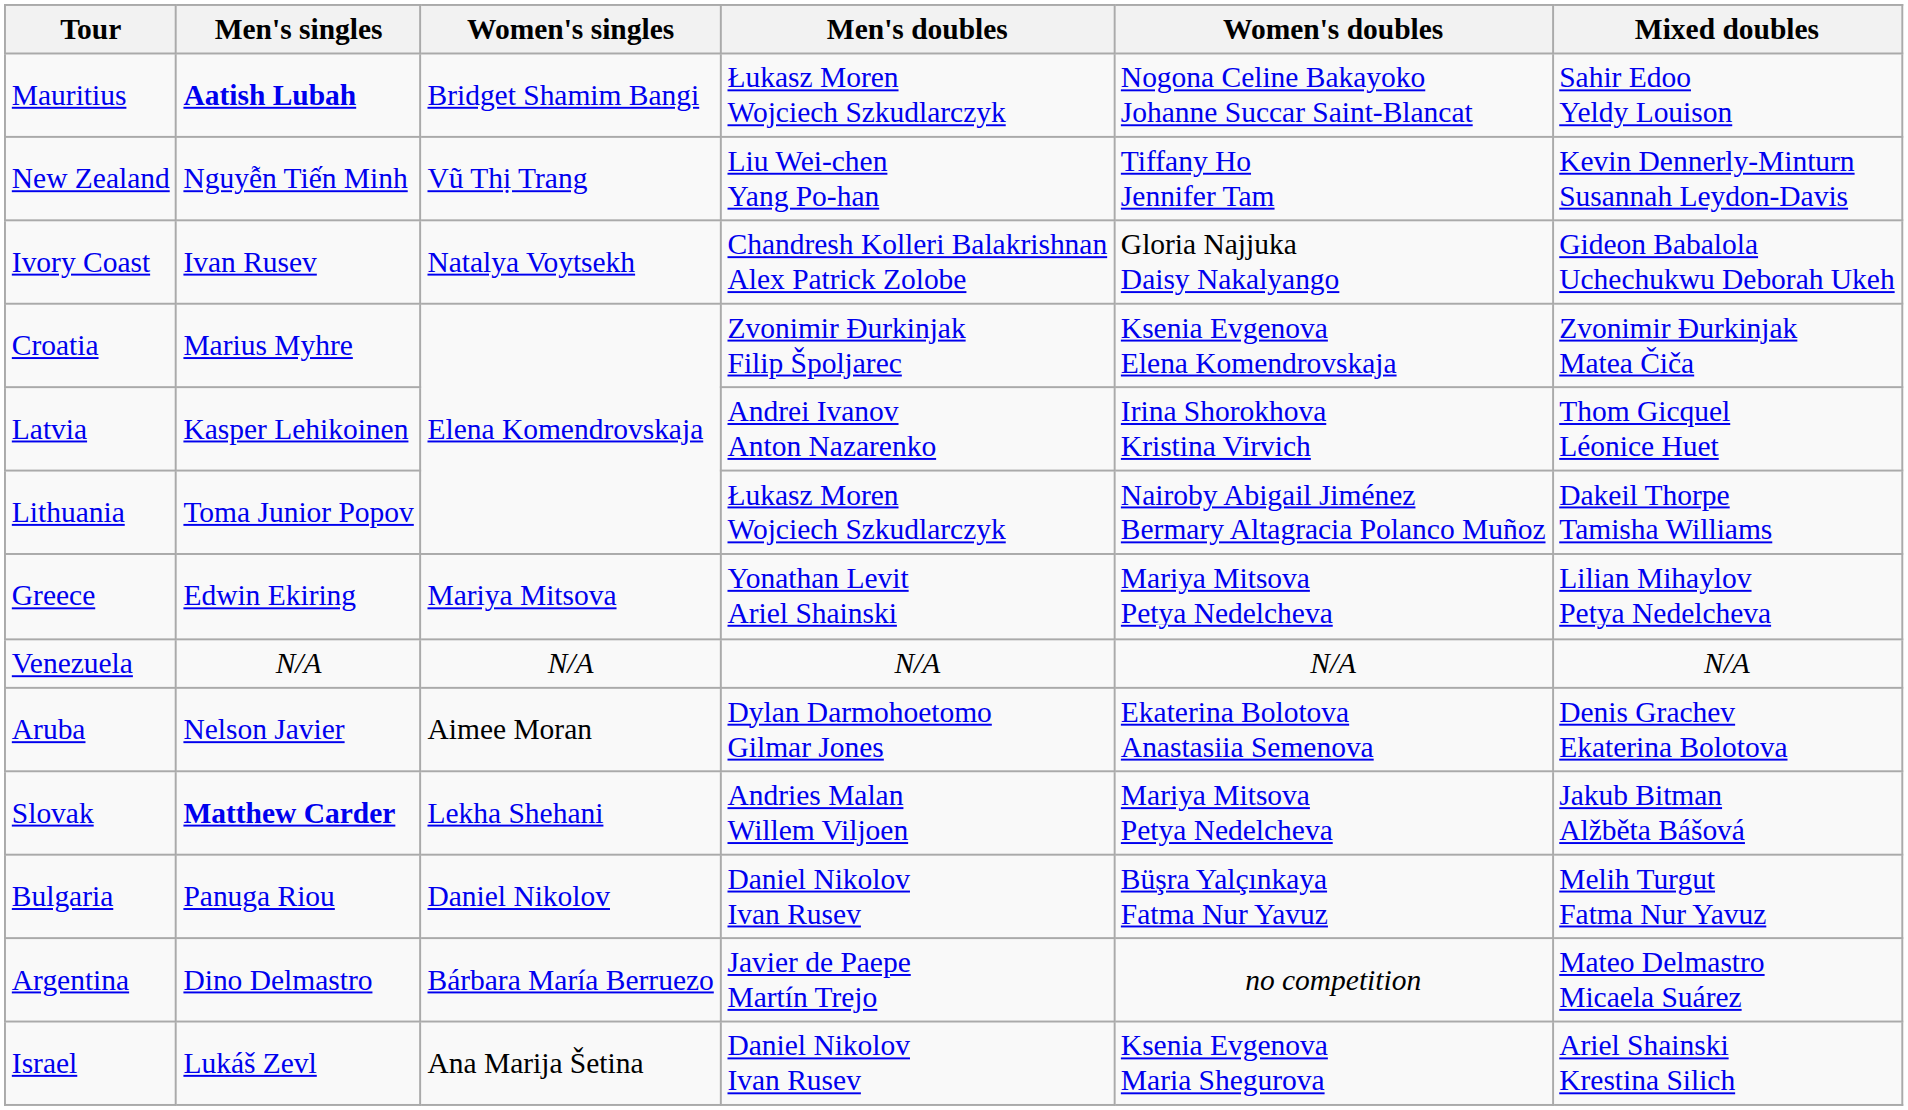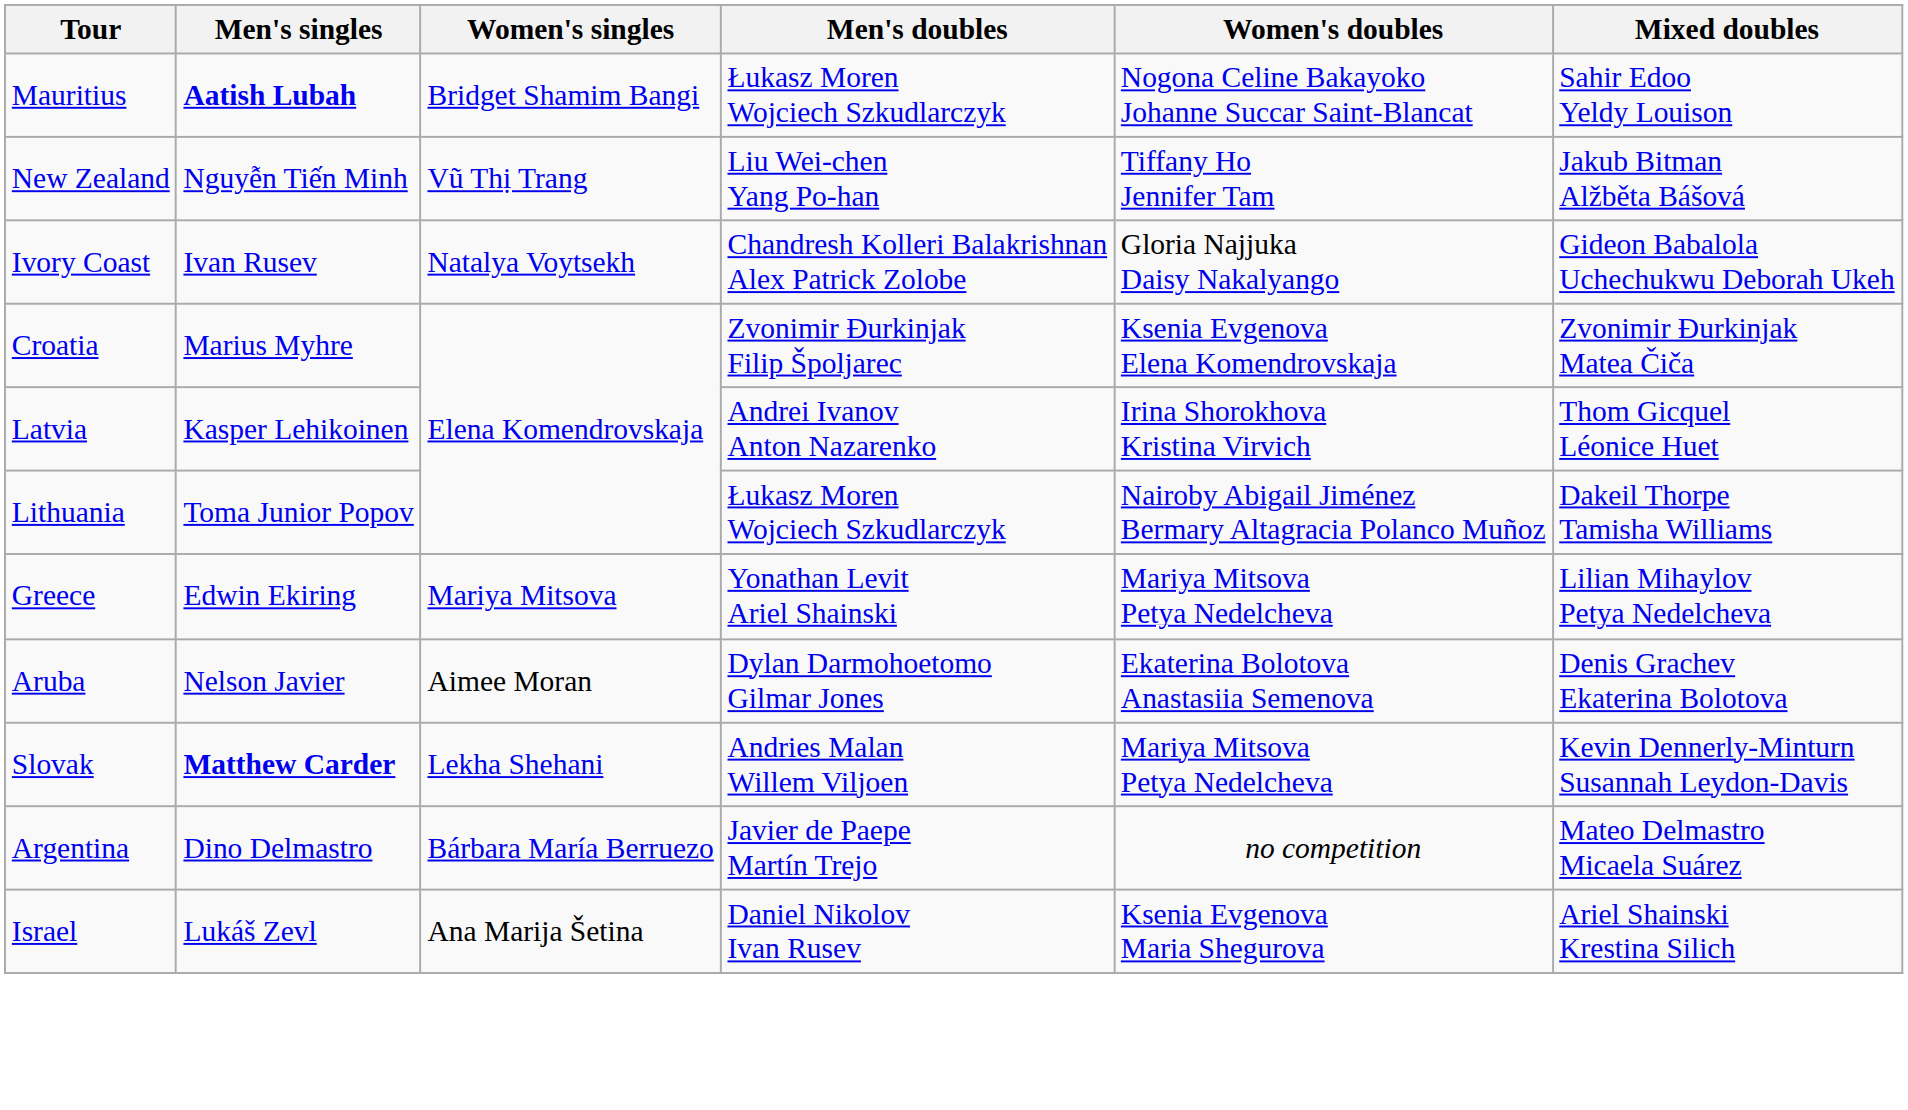(1707, 178) Kevin Dennerly-Minturn Susannah Leydon-Davis -> (1652, 178) Jakub Bitman Alžběta Bášová
- row: (72, 662)
(1652, 812) Jakub Bitman Alžběta Bášová -> (1707, 763) Kevin Dennerly-Minturn Susannah Leydon-Davis
- row: (63, 895)
